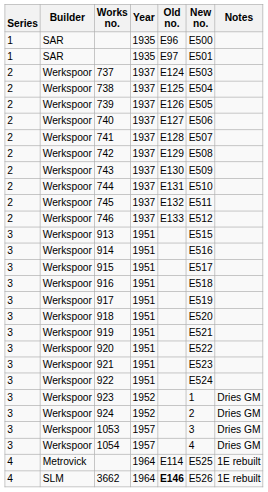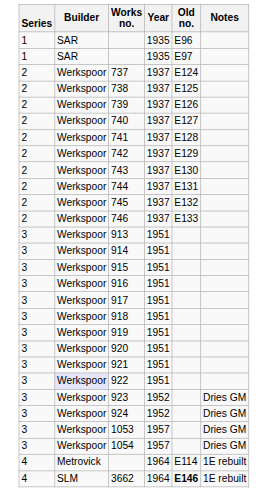- column: (201, 18)
(67, 381) no background -> (82, 381) lavender background
